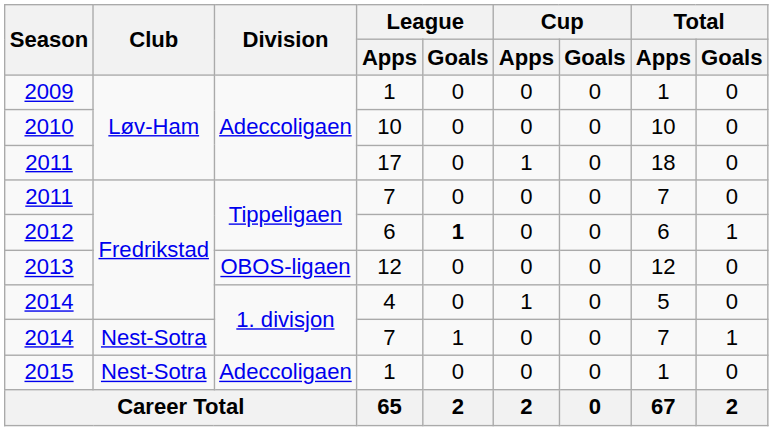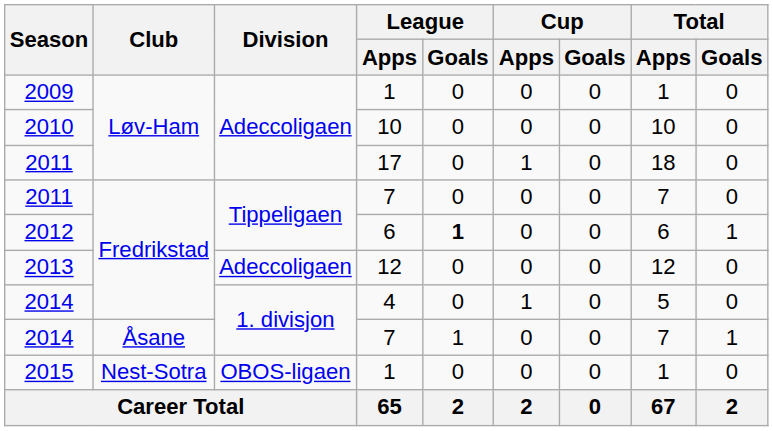(285, 267) OBOS-ligaen -> (285, 267) Adeccoligaen
(154, 337) Nest-Sotra -> (154, 337) Åsane
(285, 372) Adeccoligaen -> (285, 372) OBOS-ligaen
